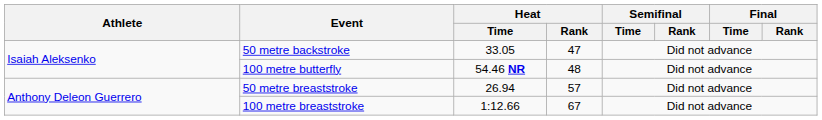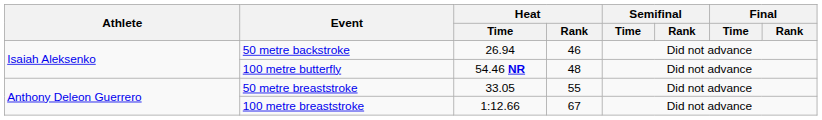(500, 50) 33.05 -> (500, 50) 26.94
(574, 50) 47 -> (574, 50) 46
(500, 88) 26.94 -> (500, 88) 33.05
(574, 88) 57 -> (574, 88) 55
